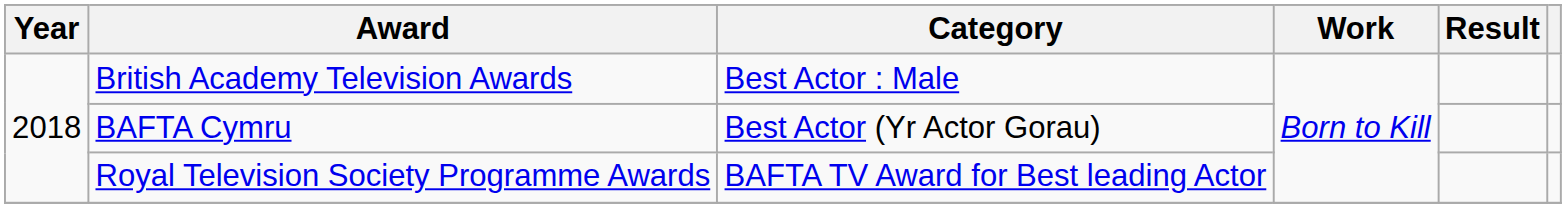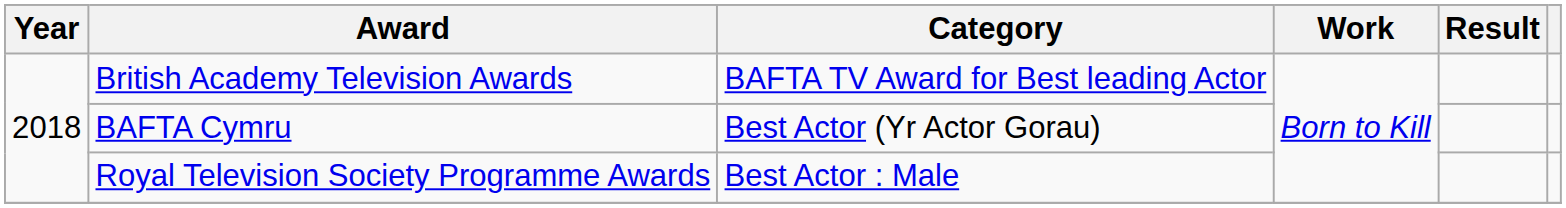(842, 78) Best Actor : Male -> (995, 78) BAFTA TV Award for Best leading Actor
(995, 176) BAFTA TV Award for Best leading Actor -> (842, 176) Best Actor : Male
